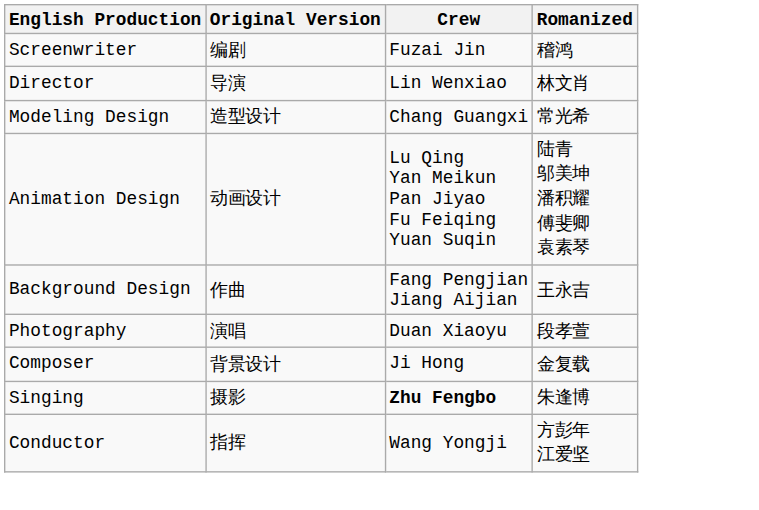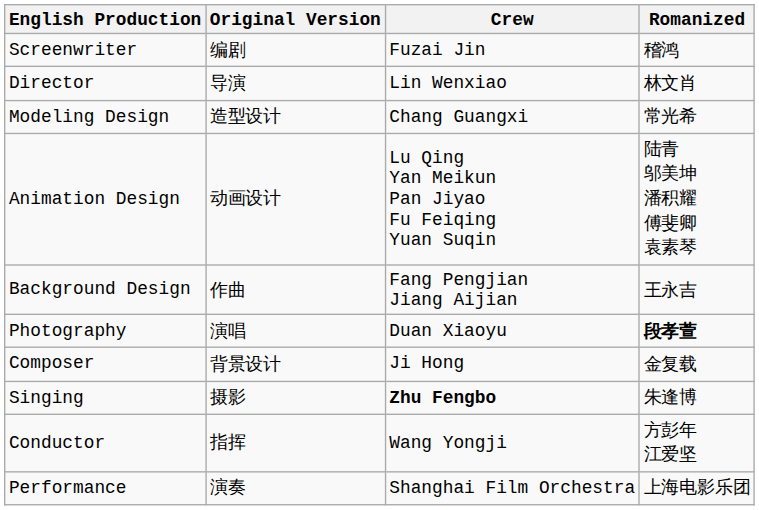(563, 332) normal -> (670, 332) bold
+ row: (68, 488)
